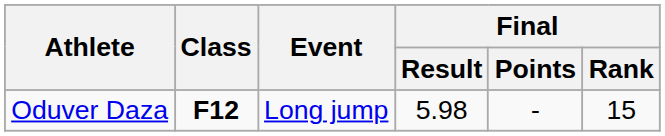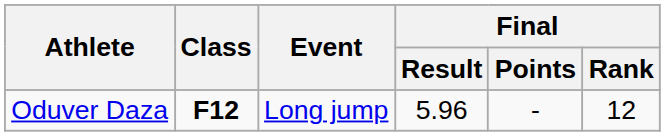(442, 111) 5.98 -> (442, 111) 5.96
(621, 111) 15 -> (621, 111) 12
